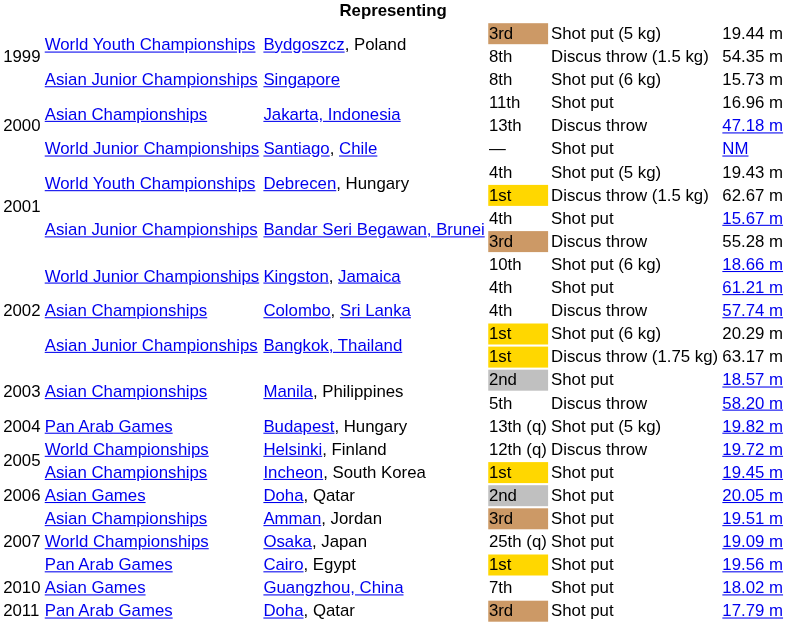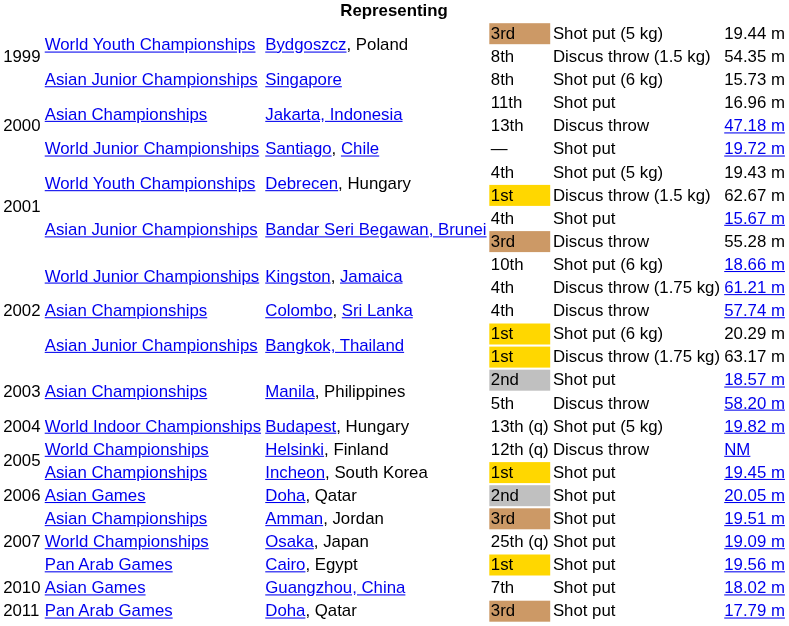(735, 149) NM -> (755, 149) 19.72 m
(582, 287) Shot put -> (636, 287) Discus throw (1.75 kg)
(109, 426) Pan Arab Games -> (153, 426) World Indoor Championships
(753, 449) 19.72 m -> (737, 449) NM
